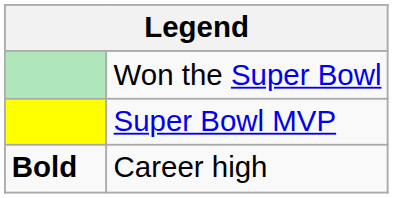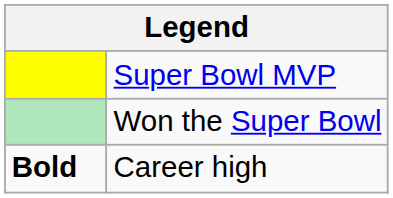rows swapped: (248, 74) <-> (225, 121)
